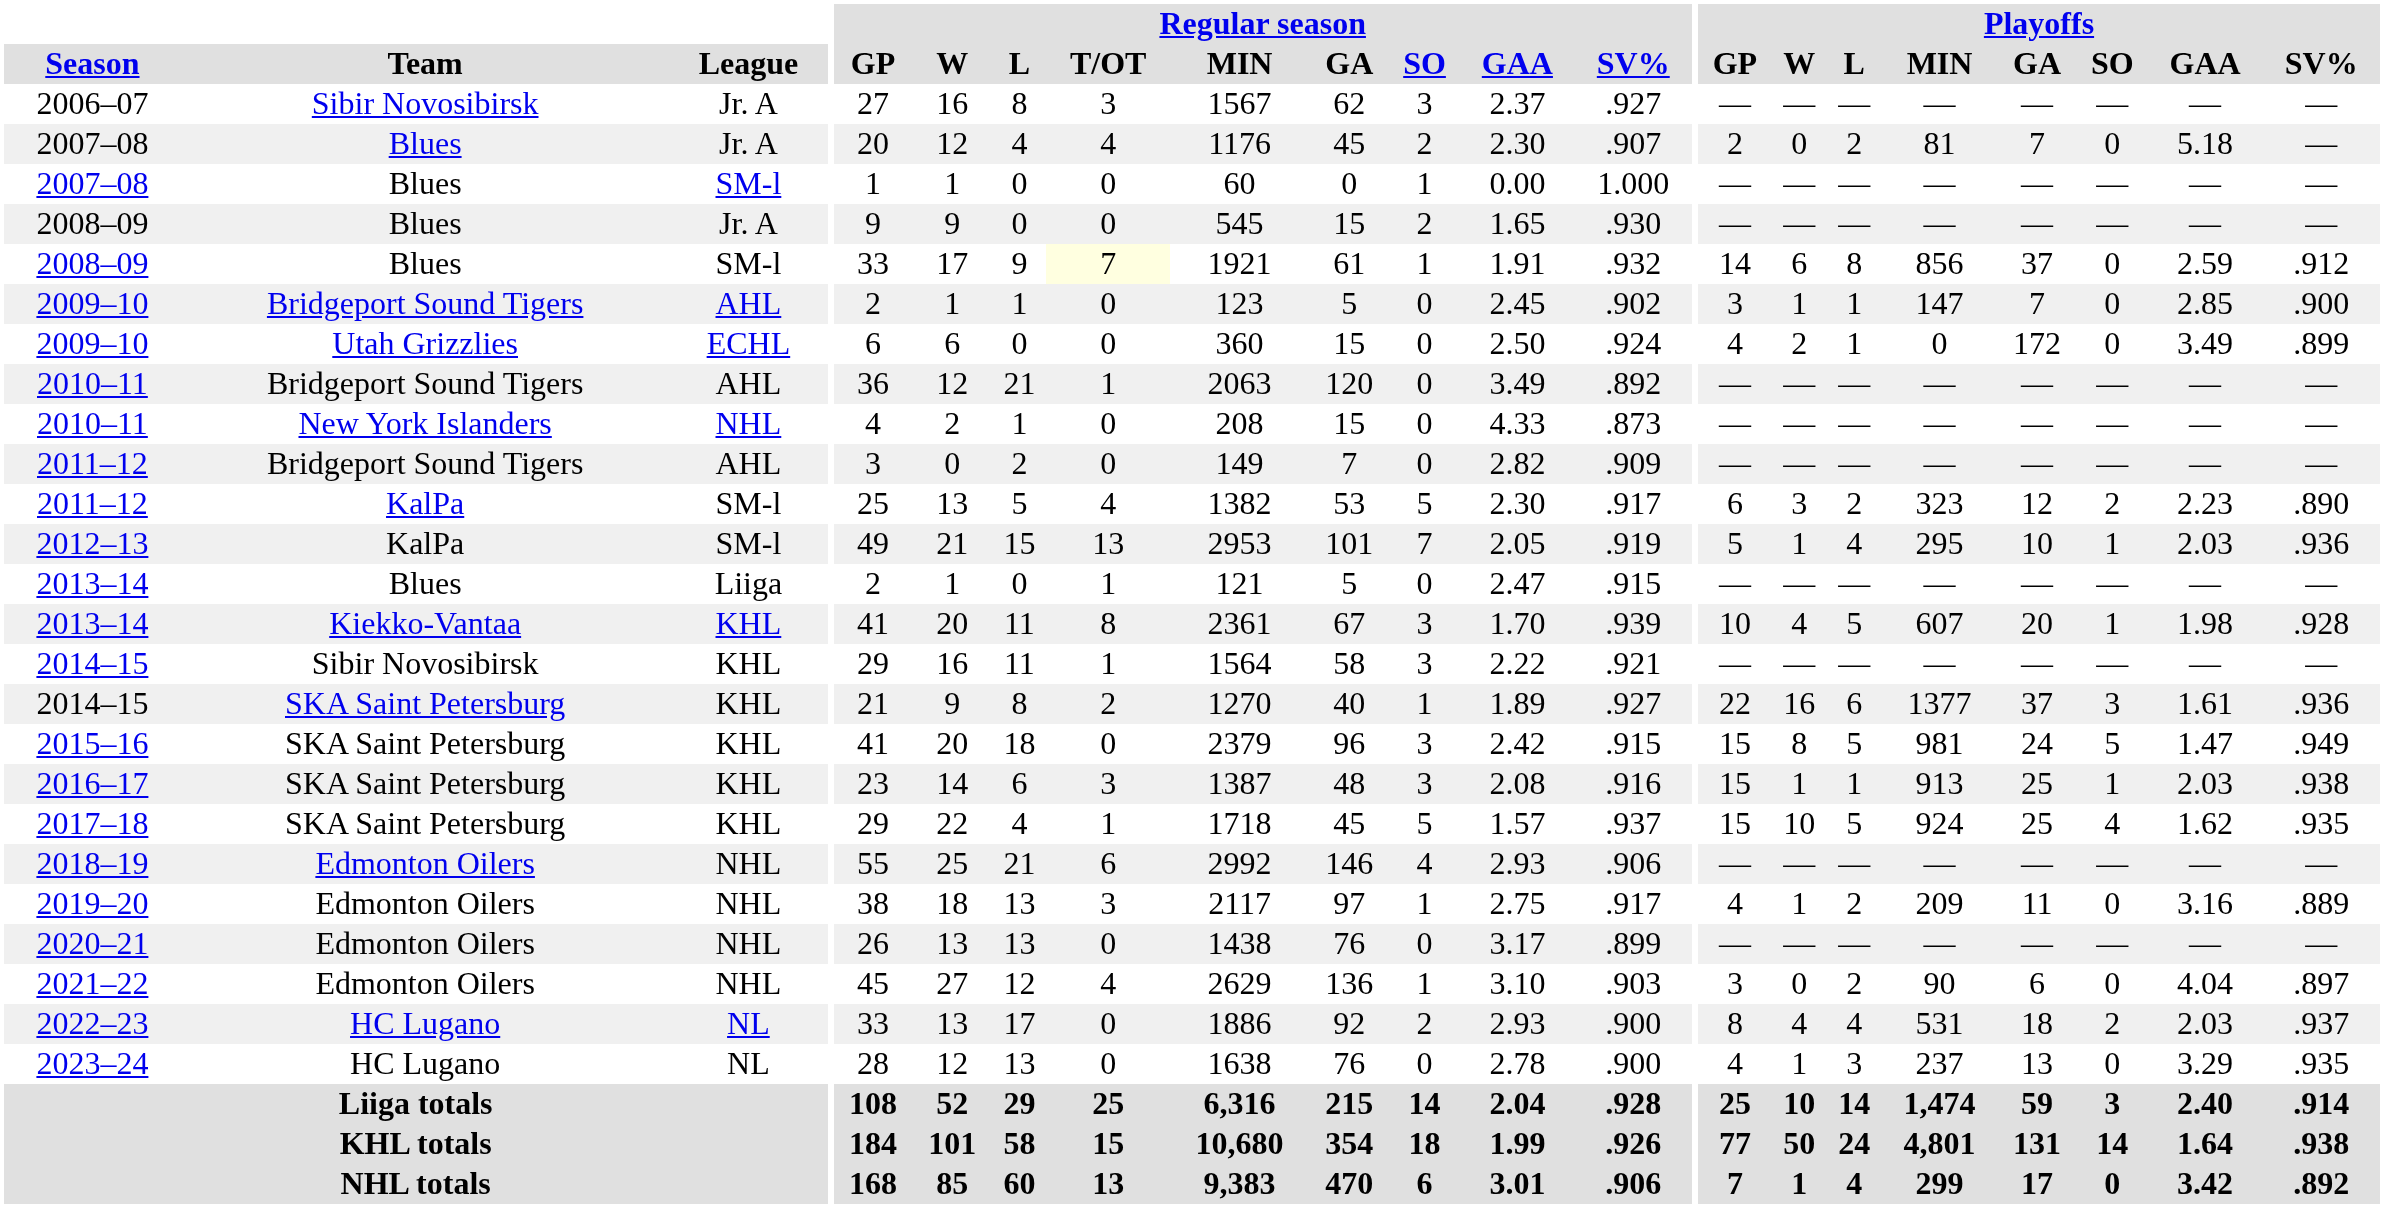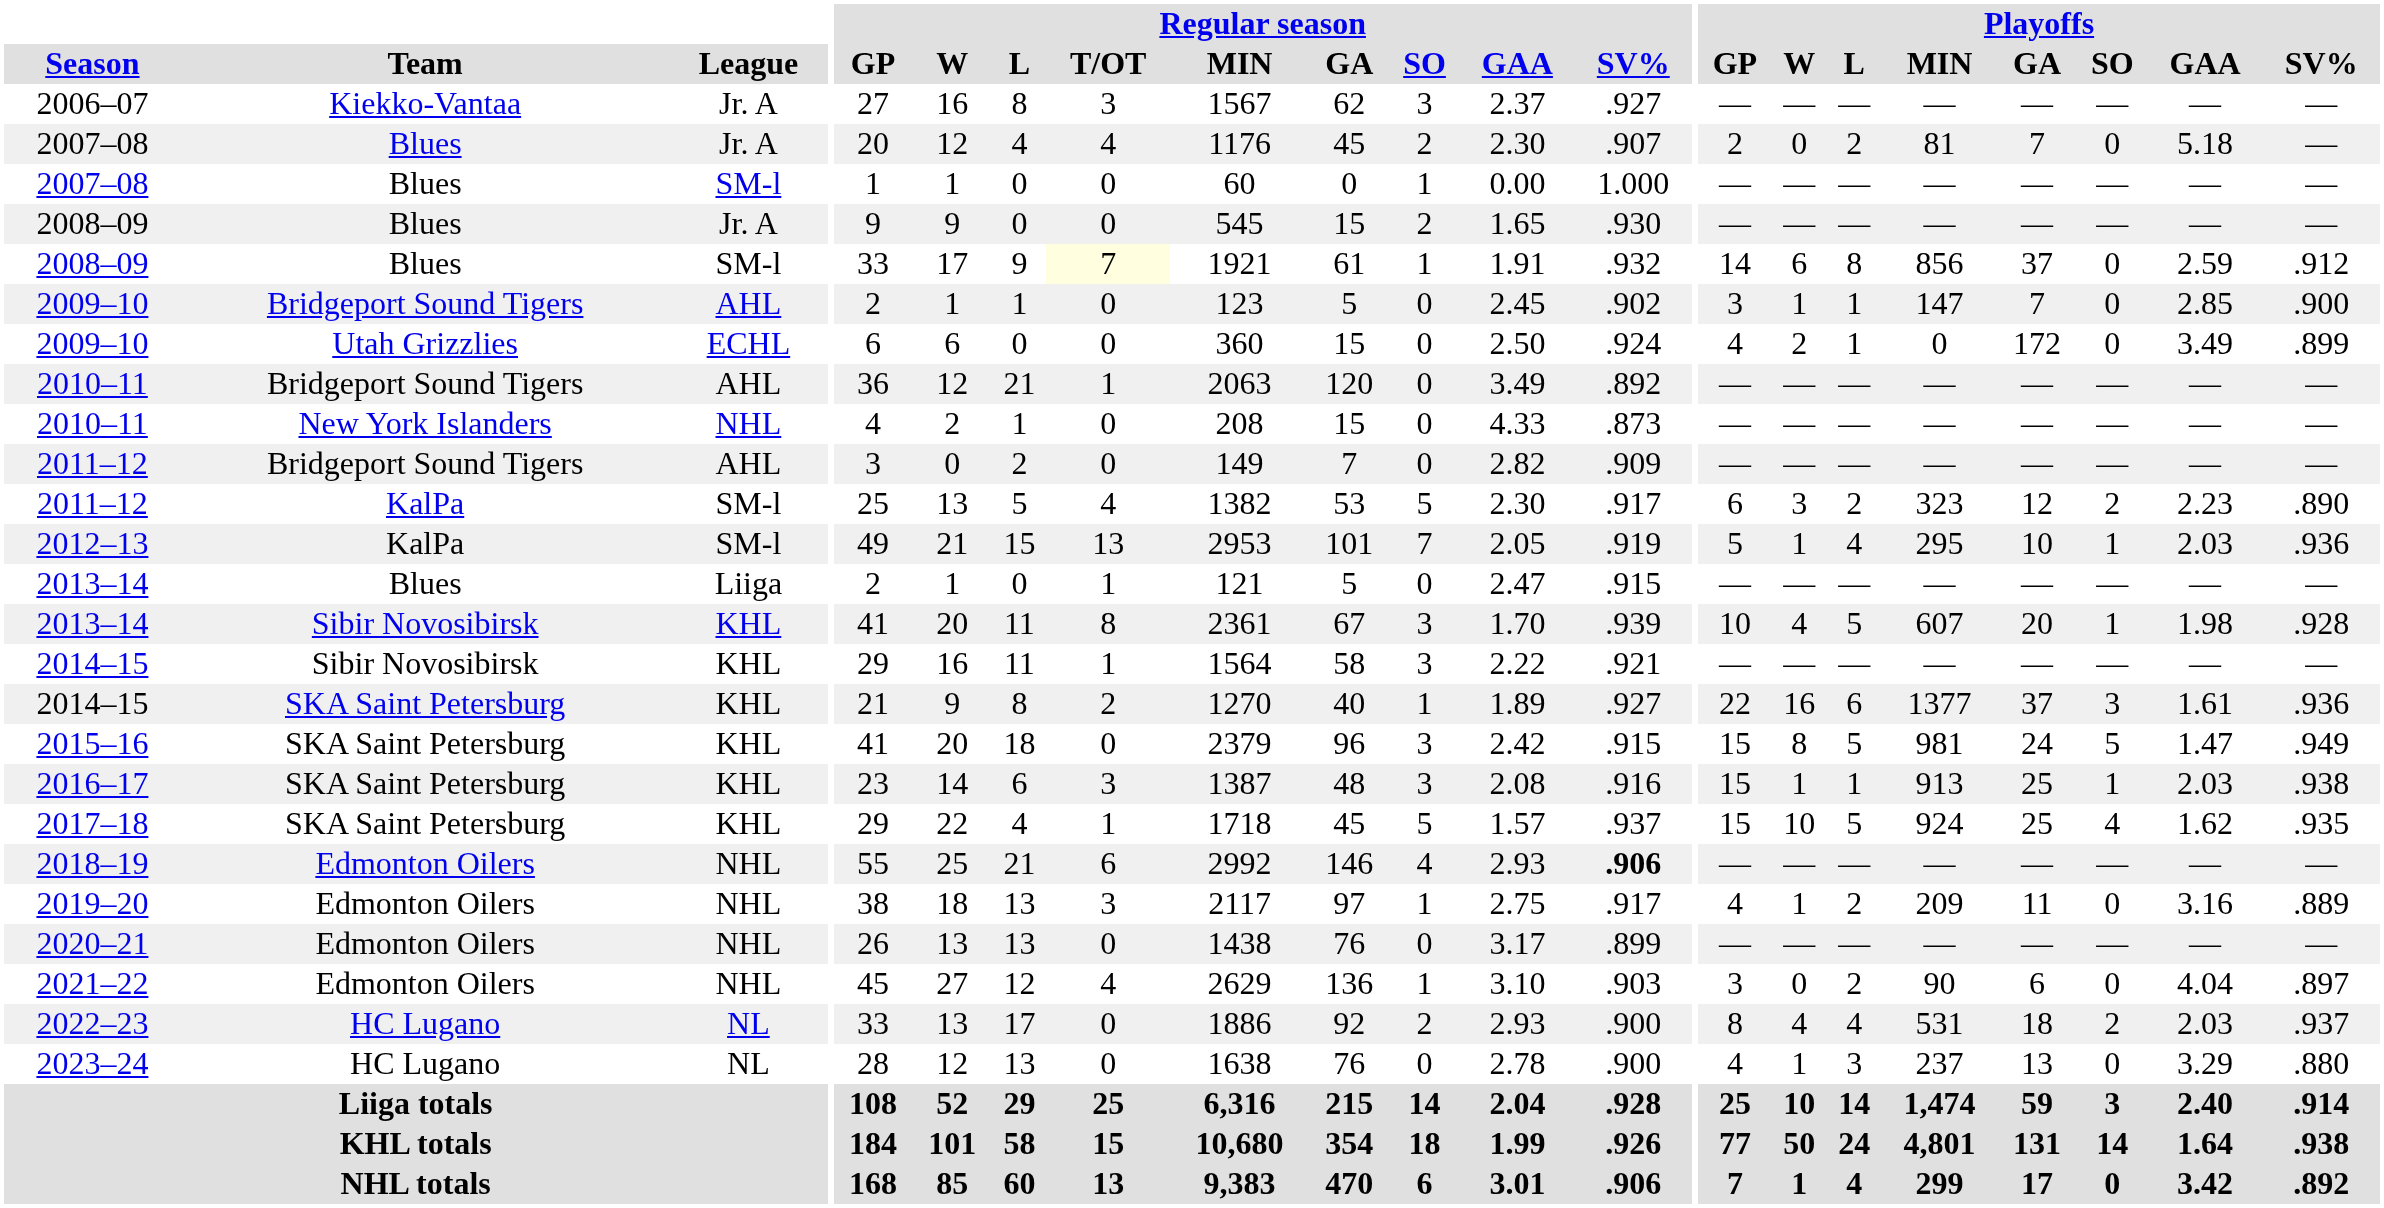(425, 103) Sibir Novosibirsk -> (425, 103) Kiekko-Vantaa
(425, 623) Kiekko-Vantaa -> (425, 623) Sibir Novosibirsk
(1633, 863) normal -> (1633, 863) bold
(2321, 1063) .935 -> (2321, 1063) .880
